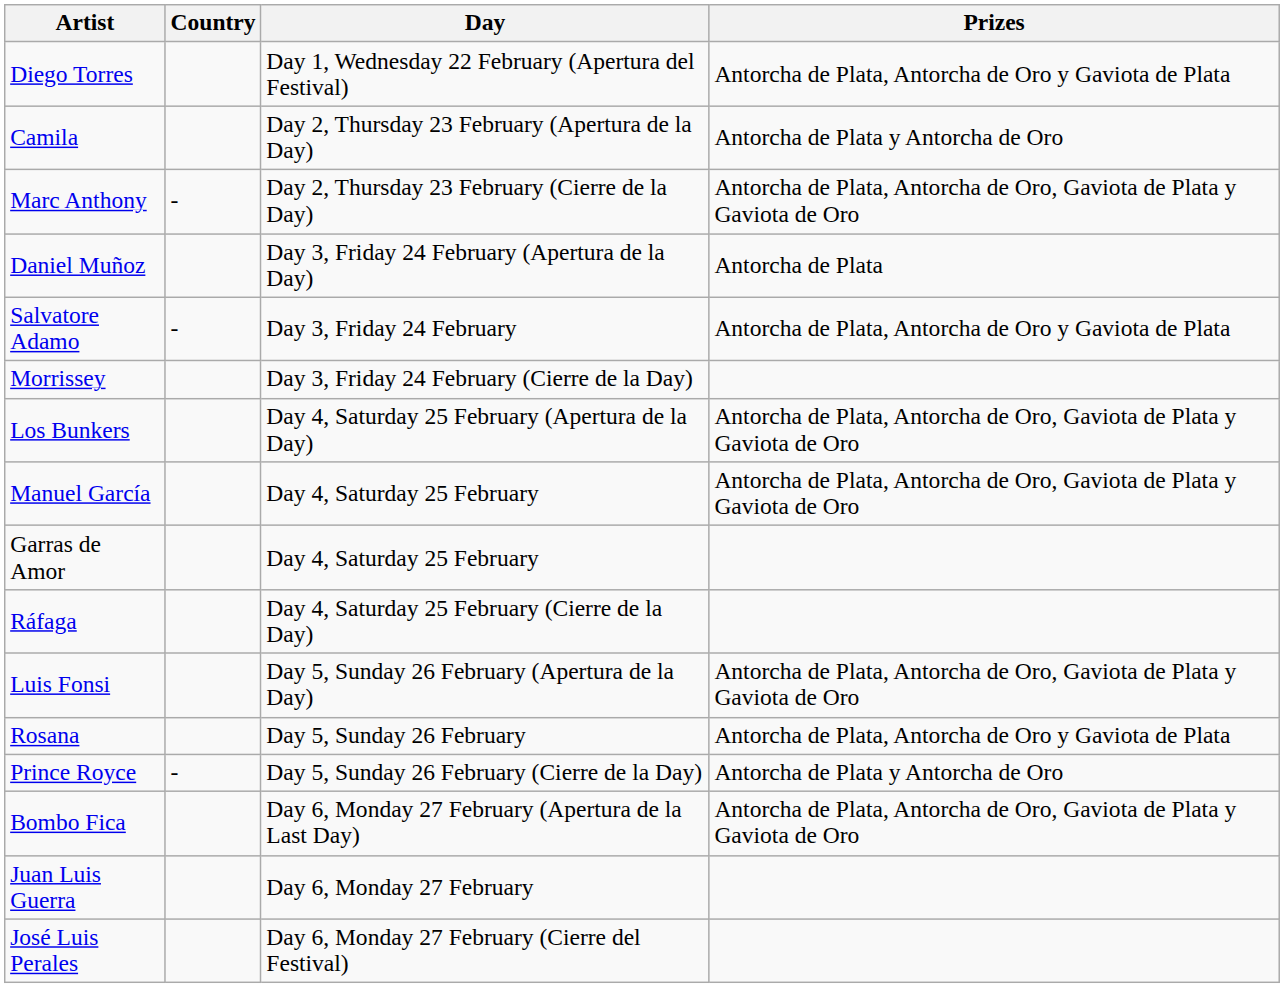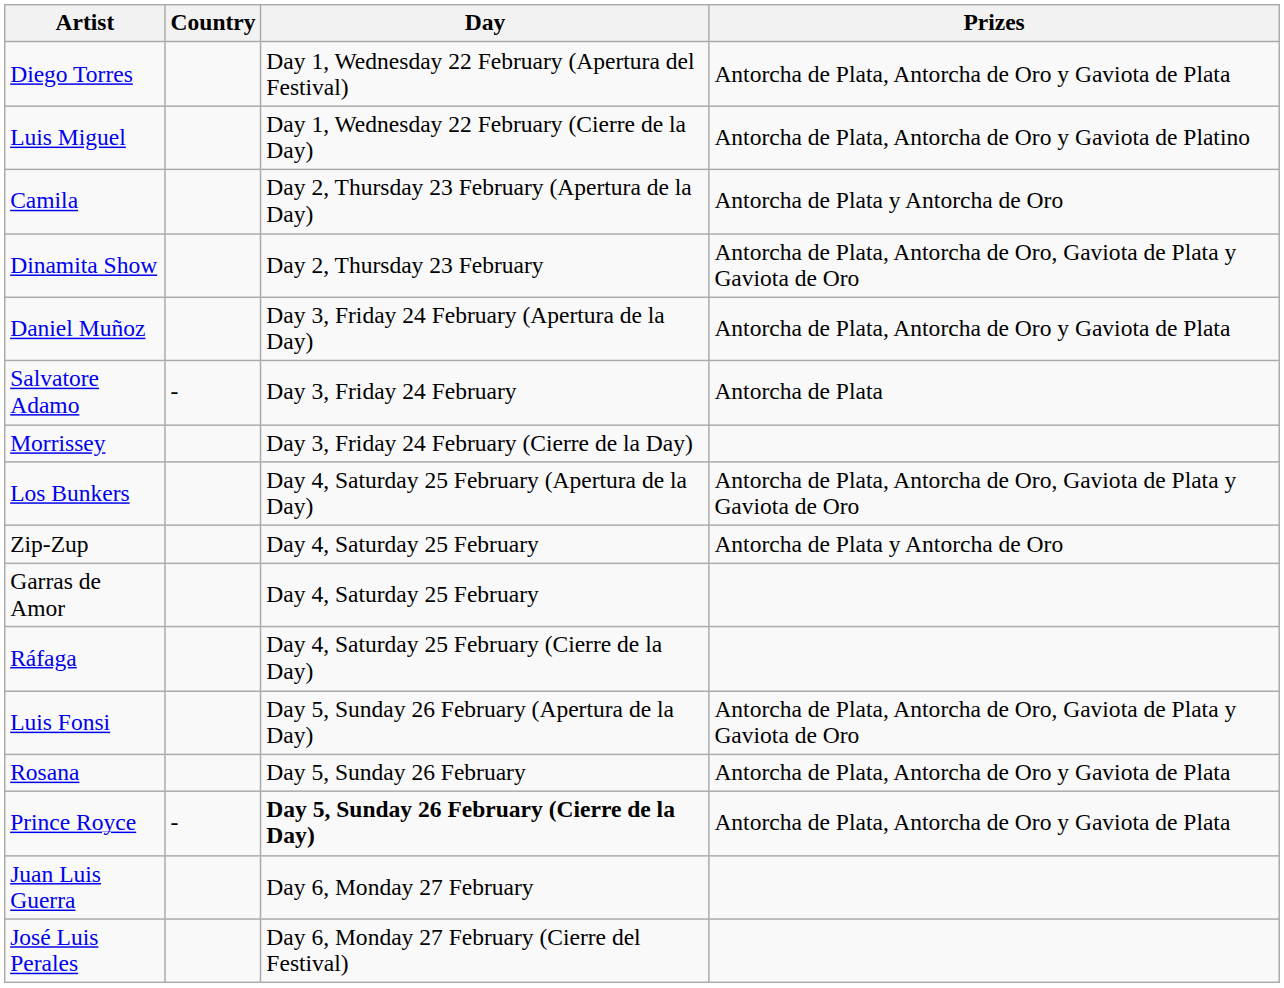+ row: (68, 137)
+ row: (84, 264)
- row: (78, 201)
(799, 264) Antorcha de Plata -> (972, 328) Antorcha de Plata, Antorcha de Oro y Gaviota de Plata
(972, 328) Antorcha de Plata, Antorcha de Oro y Gaviota de Plata -> (799, 392) Antorcha de Plata
+ row: (49, 544)
- row: (80, 493)
(484, 772) normal -> (471, 823) bold
(889, 772) Antorcha de Plata y Antorcha de Oro -> (972, 823) Antorcha de Plata, Antorcha de Oro y Gaviota de Plata
- row: (68, 823)
